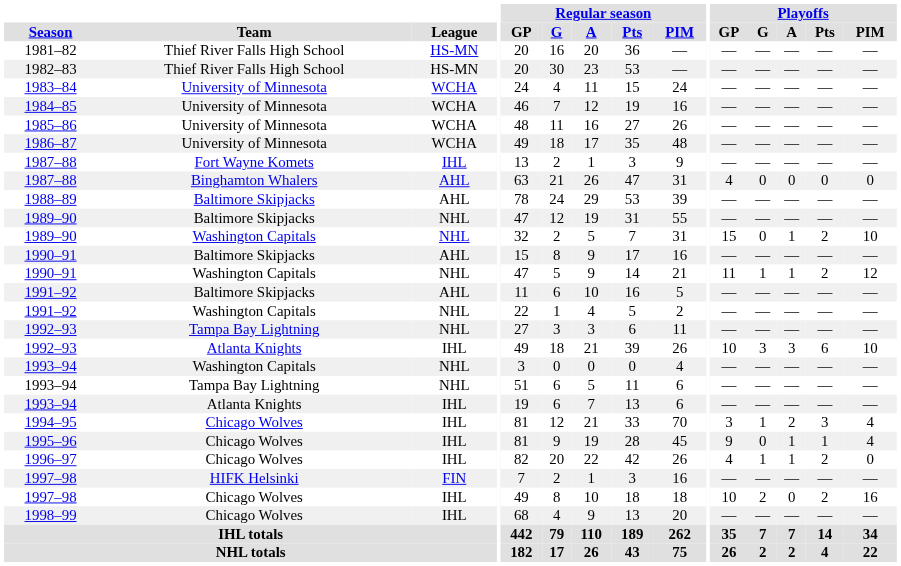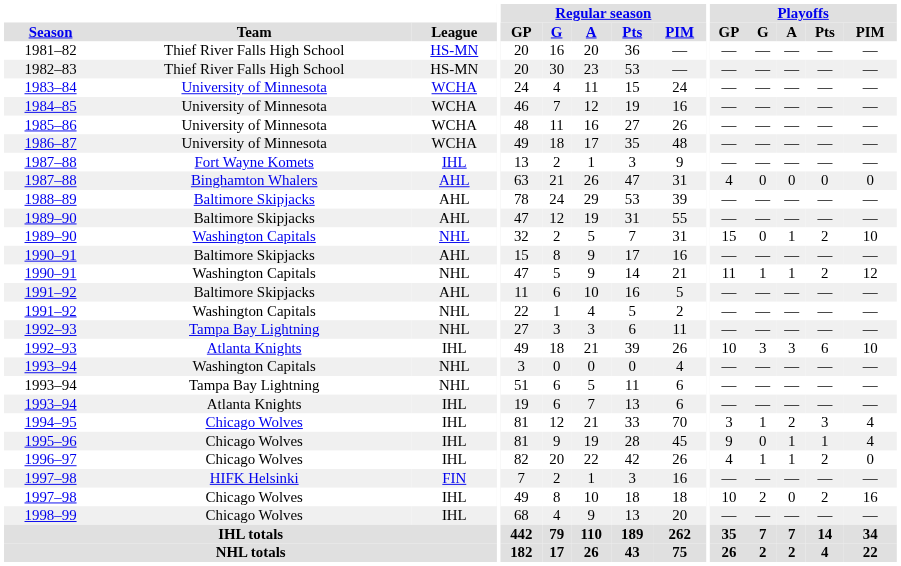(454, 217) NHL -> (454, 217) AHL
